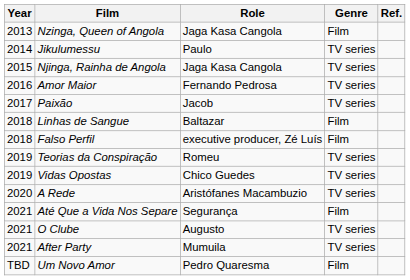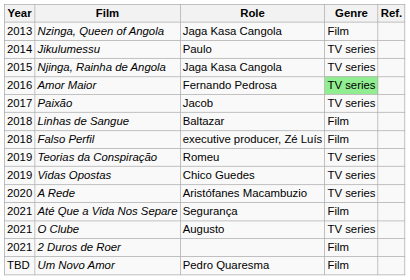(351, 85) no background -> (351, 85) lightgreen background
- row: (64, 247)
+ row: (79, 247)
